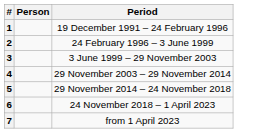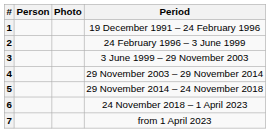+ column: (68, 12)
